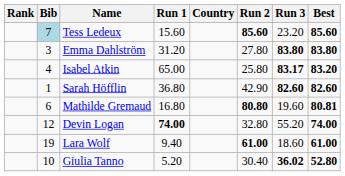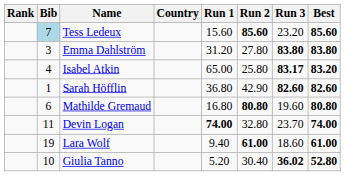columns swapped: (213, 13) <-> (172, 13)
(324, 106) 80.81 -> (324, 106) 80.80
(48, 124) 12 -> (48, 124) 11
(290, 124) 55.20 -> (290, 124) 23.70
